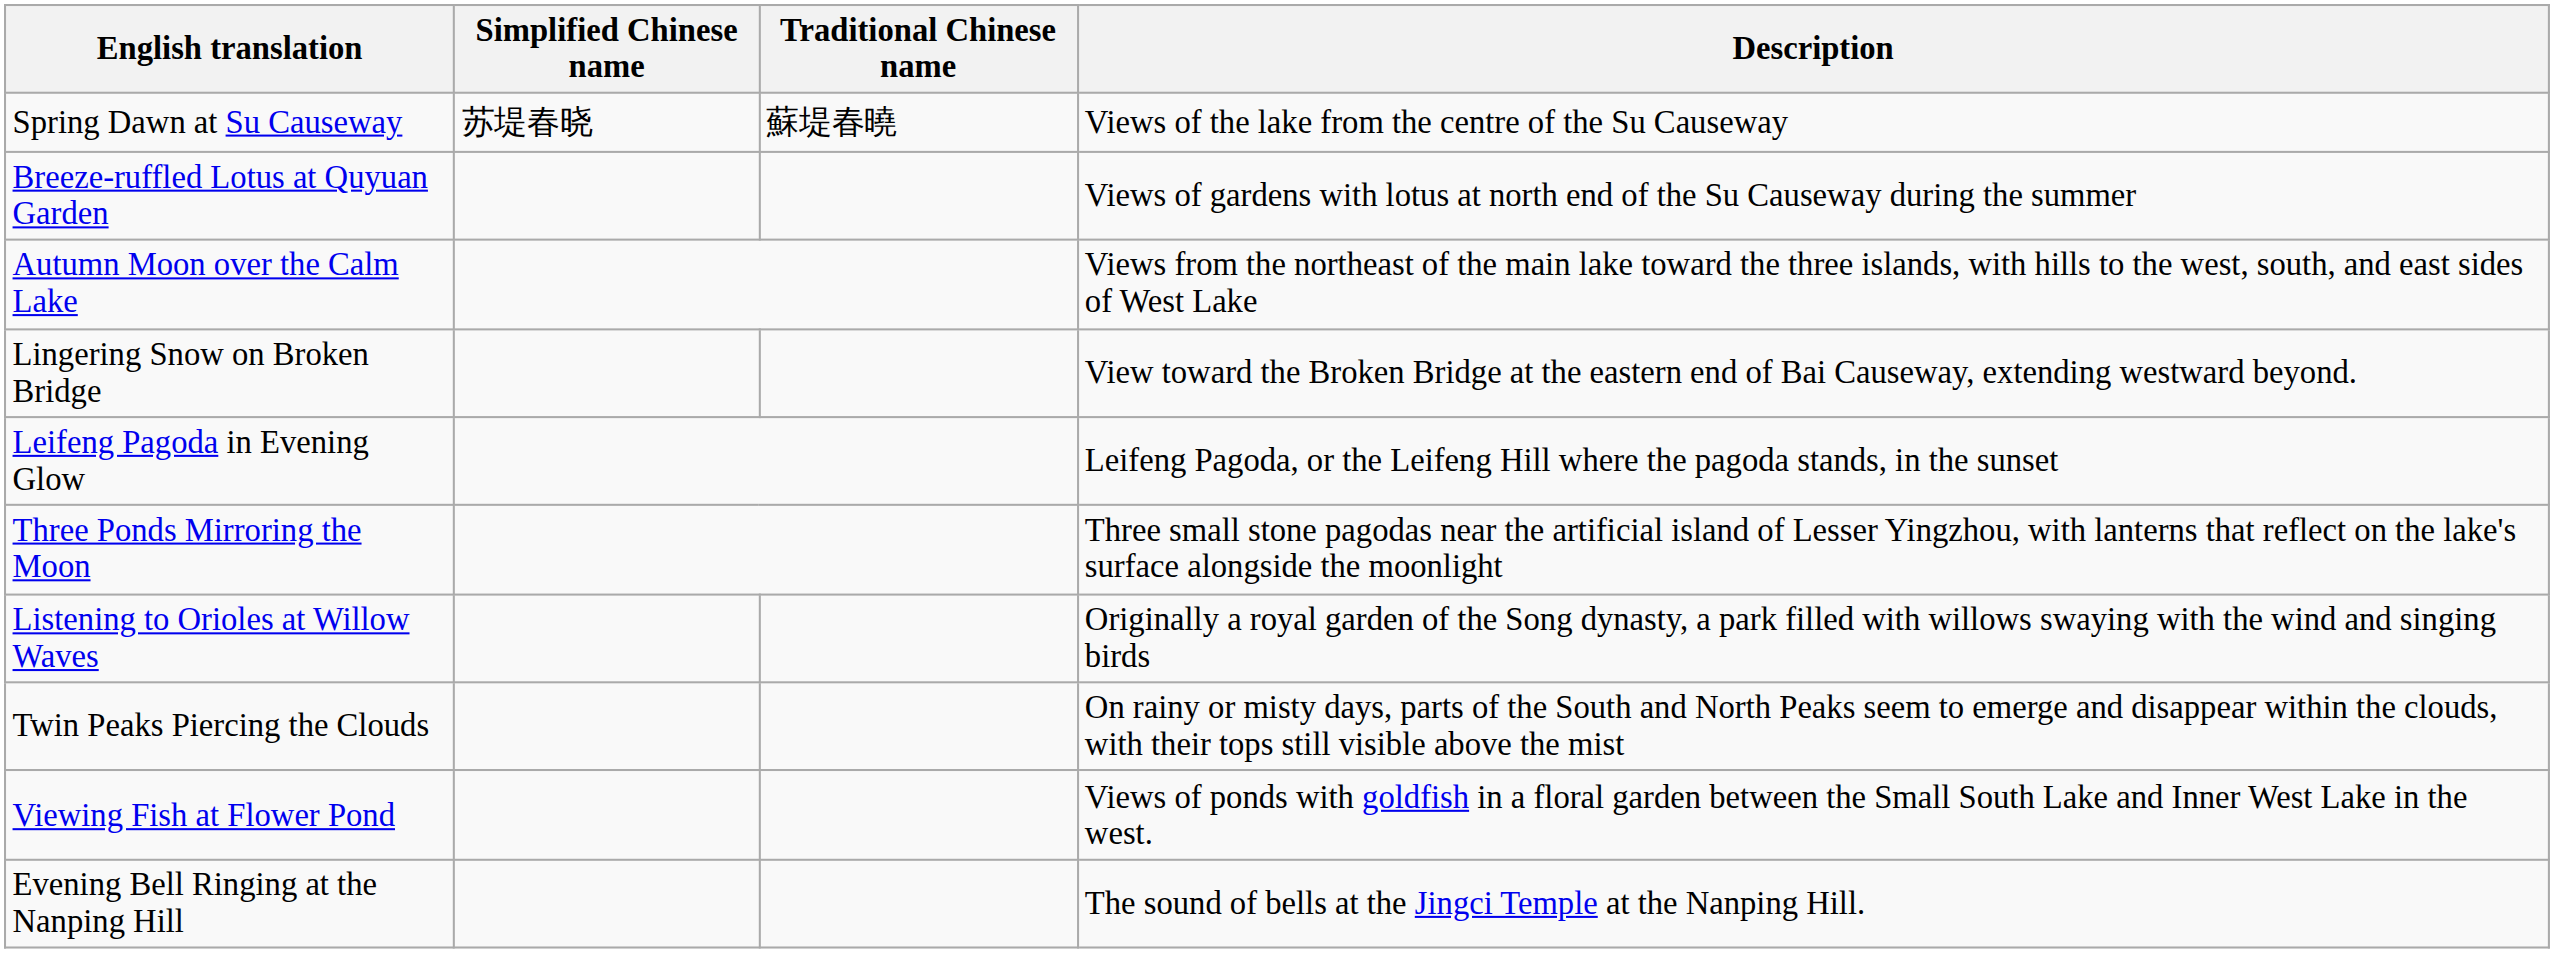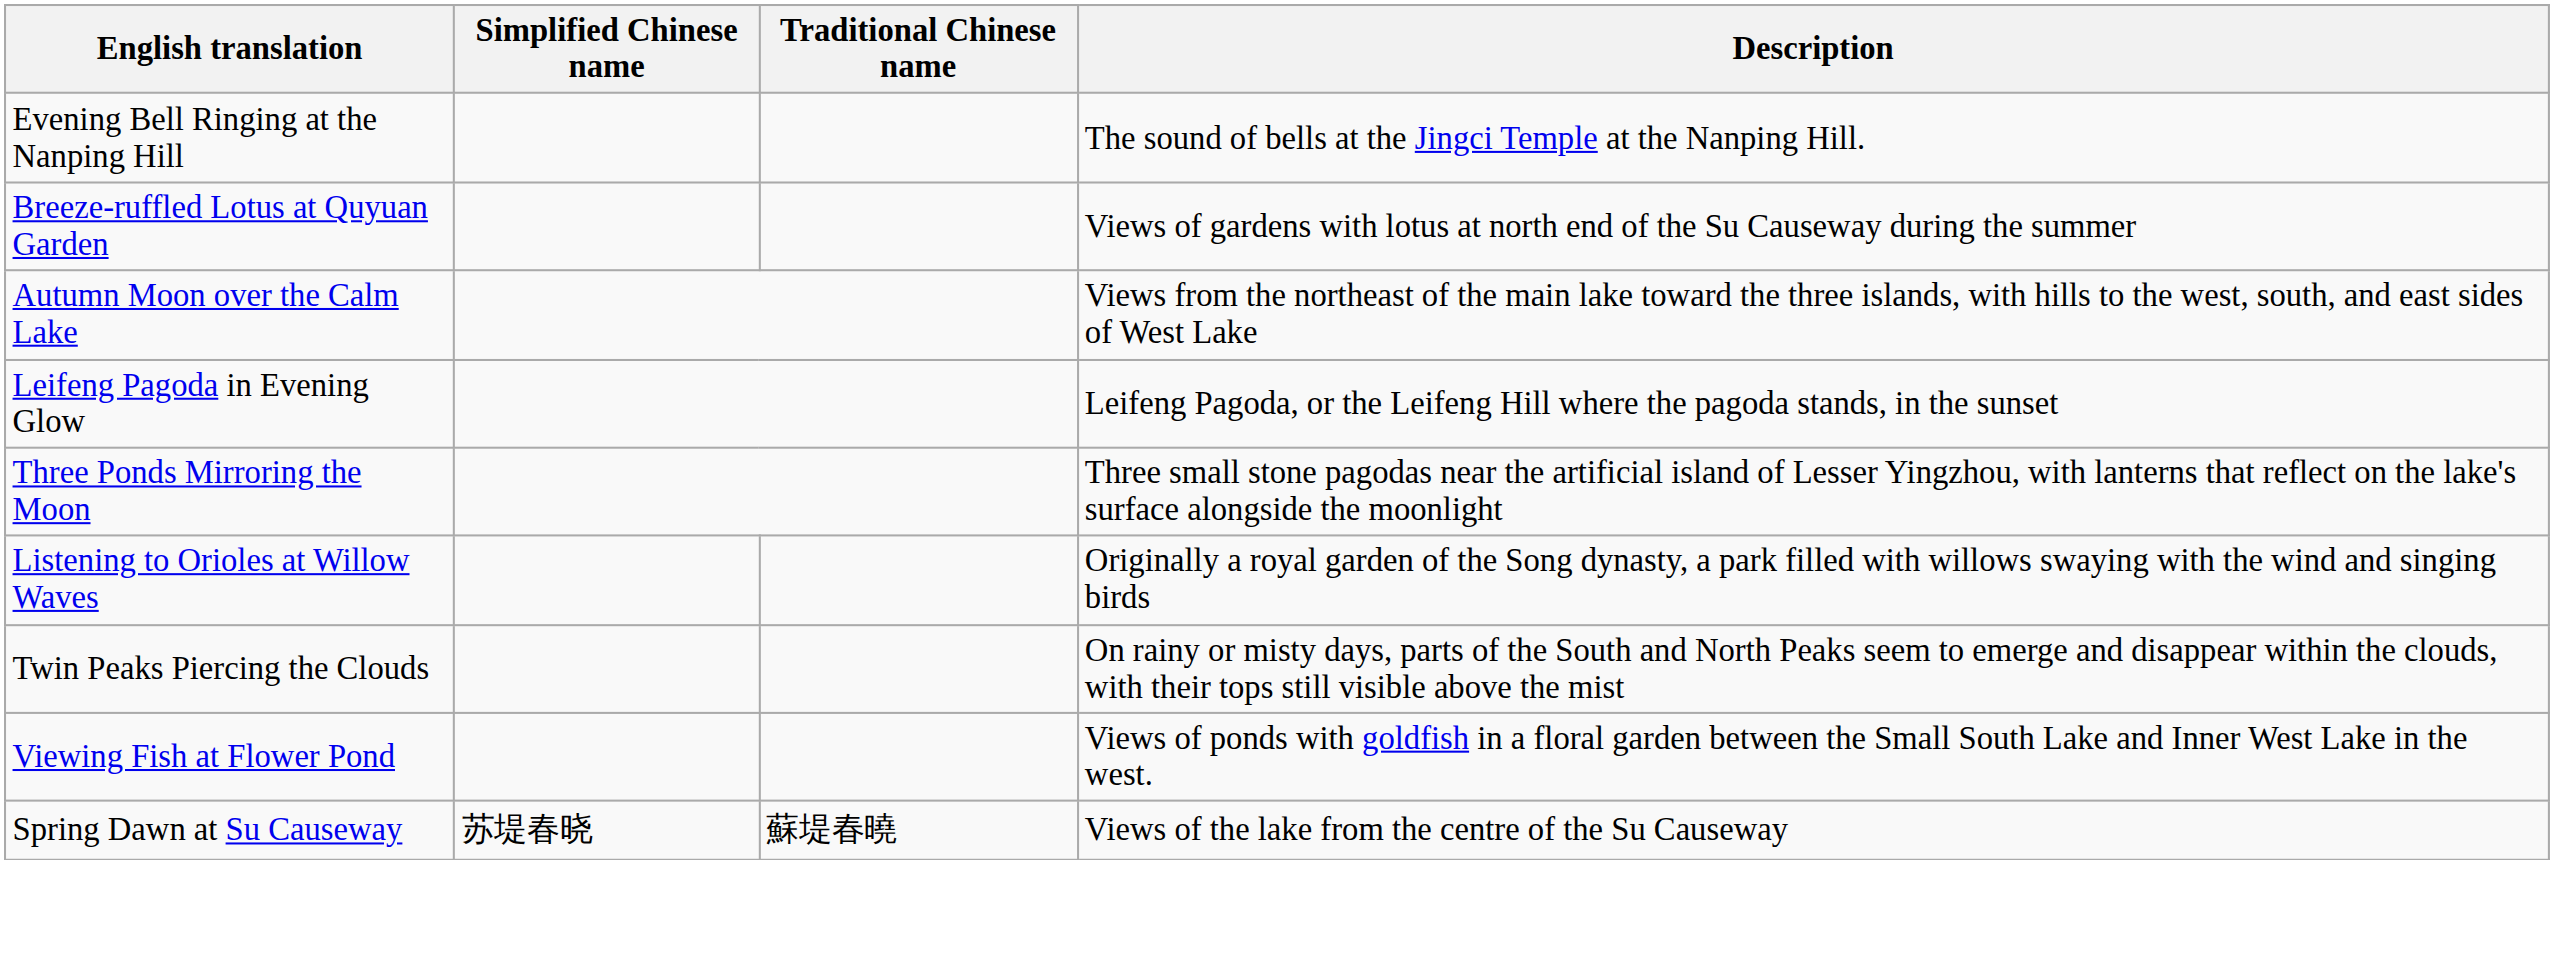rows swapped: (207, 121) <-> (195, 902)
- row: (191, 372)
